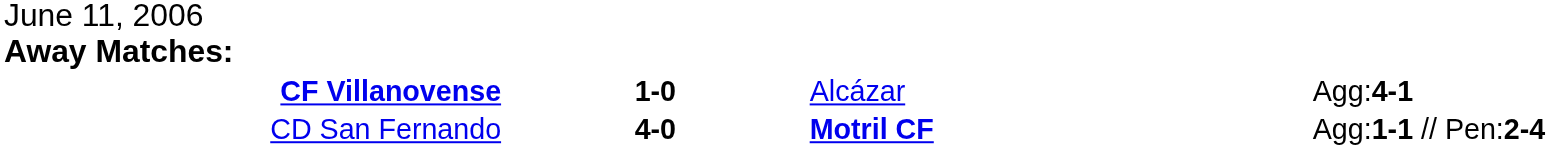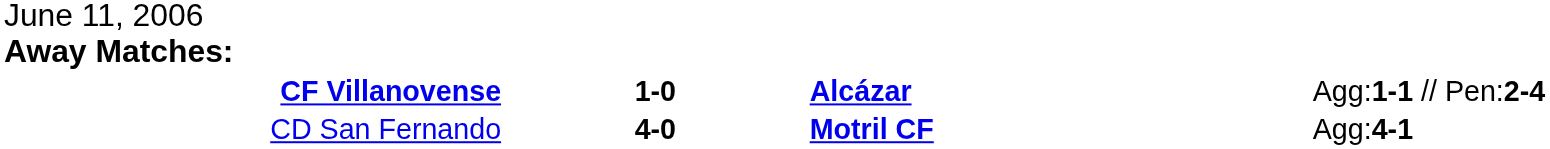(857, 91) normal -> (861, 91) bold
(1363, 91) Agg:4-1 -> (1429, 91) Agg:1-1 // Pen:2-4
(1429, 129) Agg:1-1 // Pen:2-4 -> (1363, 129) Agg:4-1
